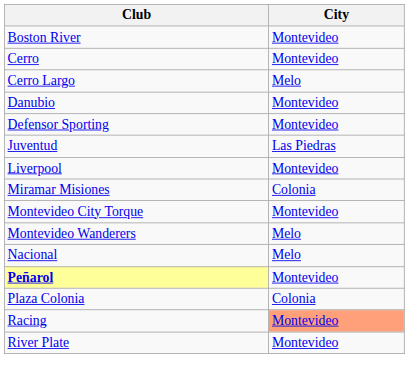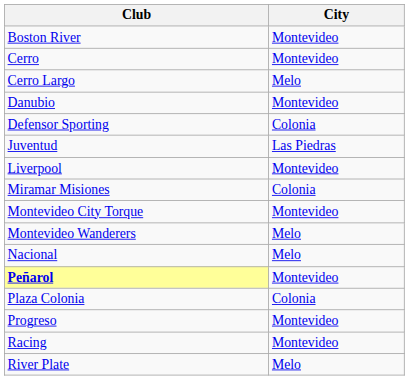(305, 124) Montevideo -> (294, 124) Colonia
+ row: (32, 320)
(305, 320) lightsalmon background -> (305, 342) no background
(305, 342) Montevideo -> (286, 364) Melo
